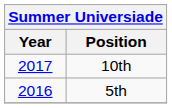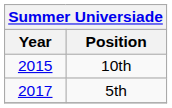(35, 66) 2017 -> (35, 66) 2015
(35, 91) 2016 -> (35, 91) 2017
